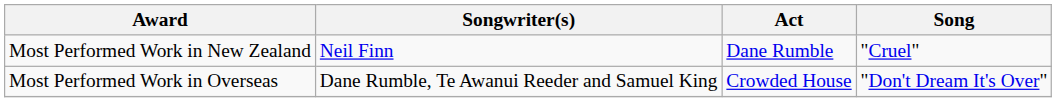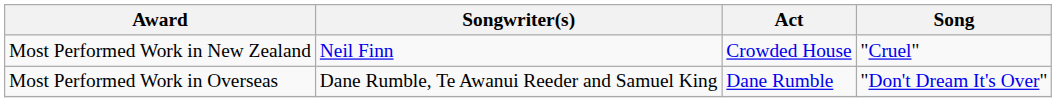(780, 50) Dane Rumble -> (789, 50) Crowded House
(789, 81) Crowded House -> (780, 81) Dane Rumble
